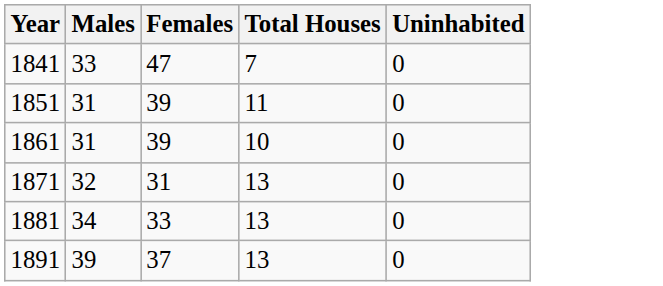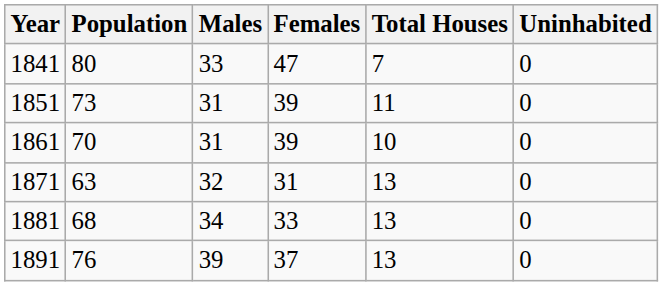+ column: (129, 24)
